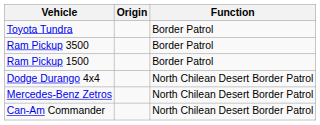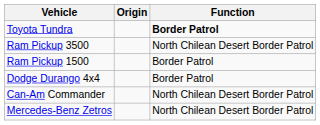(183, 29) normal -> (185, 29) bold
(183, 45) Border Patrol -> (233, 45) North Chilean Desert Border Patrol
(233, 78) North Chilean Desert Border Patrol -> (183, 78) Border Patrol
rows swapped: (56, 111) <-> (59, 95)
